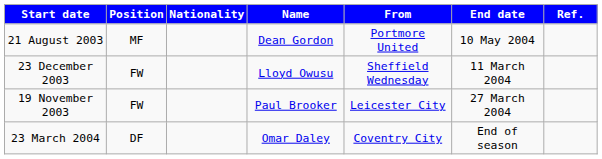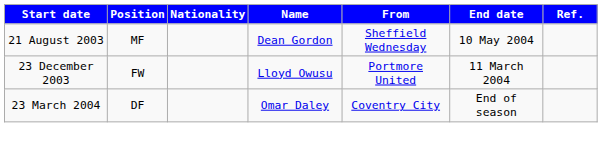(398, 40) Portmore United -> (396, 40) Sheffield Wednesday
(398, 72) Sheffield Wednesday -> (396, 72) Portmore United
- row: (55, 105)
